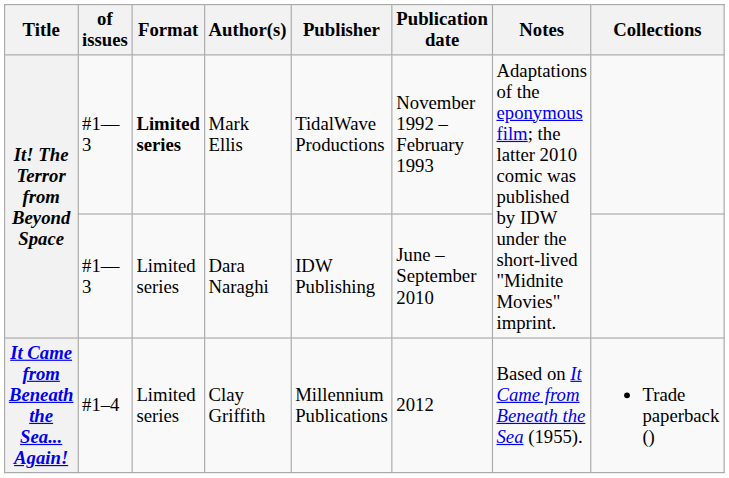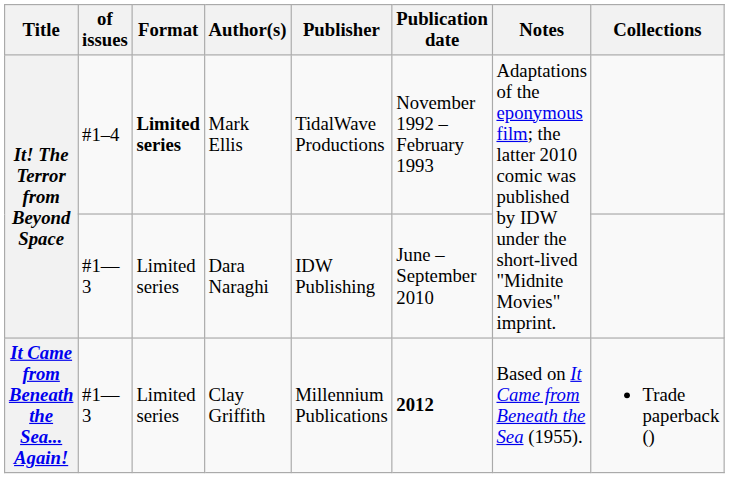(101, 134) #1—3 -> (101, 134) #1–4
(101, 405) #1–4 -> (101, 405) #1—3
(415, 405) normal -> (415, 405) bold
